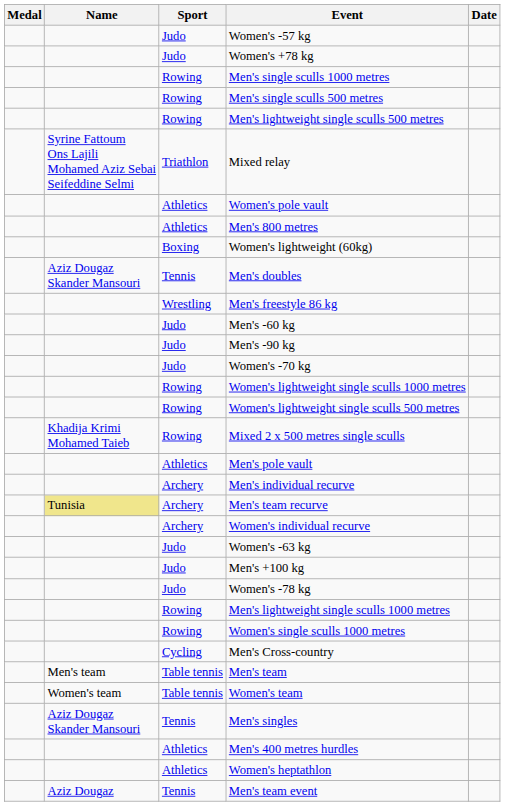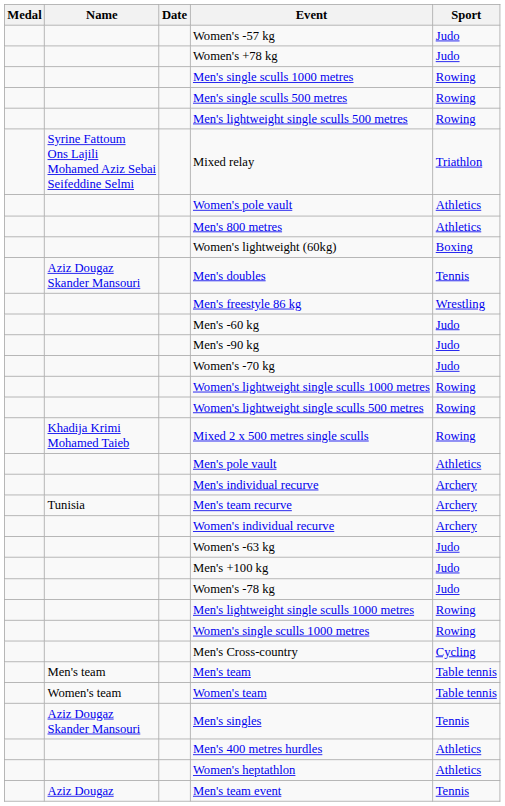columns swapped: (192, 15) <-> (484, 15)
(66, 505) khaki background -> (66, 505) no background
